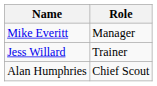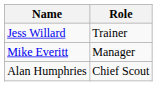rows swapped: (38, 33) <-> (36, 52)
